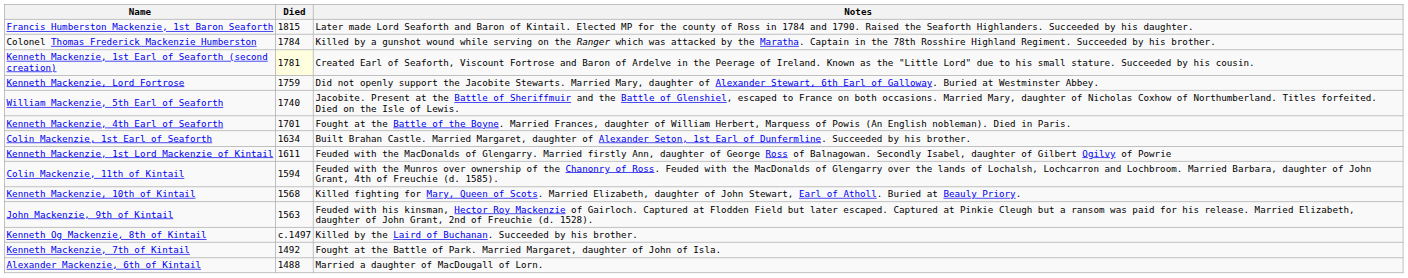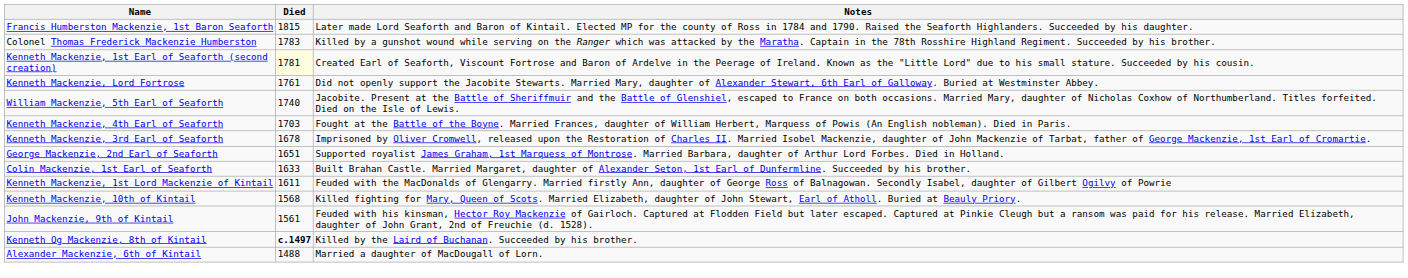(289, 42) 1784 -> (289, 42) 1783
(289, 83) 1759 -> (289, 83) 1761
(289, 123) 1701 -> (289, 123) 1703
+ row: (115, 138)
+ row: (112, 154)
(289, 138) 1634 -> (289, 169) 1633
- row: (95, 174)
(289, 215) 1563 -> (289, 219) 1561
(294, 235) normal -> (294, 239) bold
- row: (98, 250)
